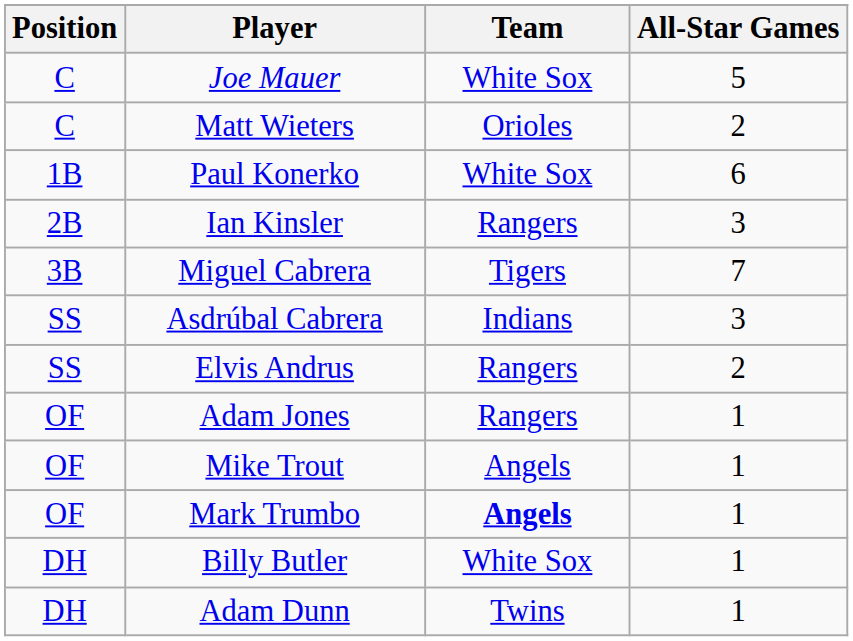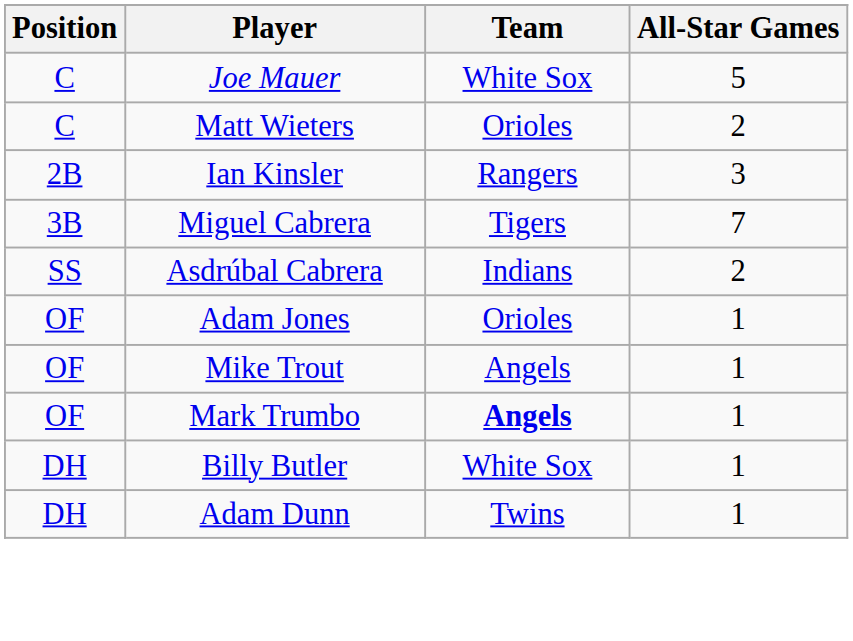- row: (275, 174)
(738, 319) 3 -> (738, 271) 2
- row: (275, 367)
(527, 416) Rangers -> (527, 319) Orioles
